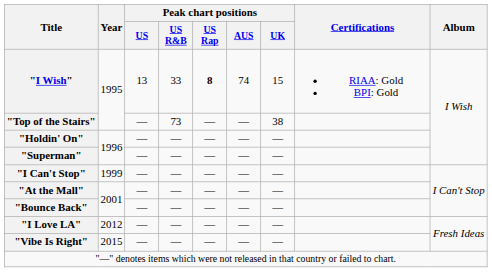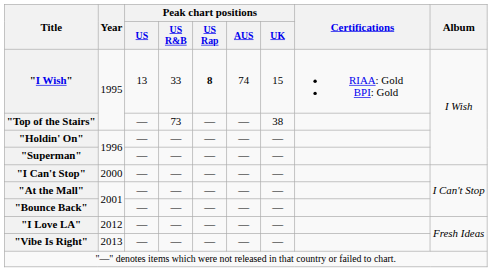(112, 173) 1999 -> (112, 173) 2000
(112, 242) 2015 -> (112, 242) 2013
